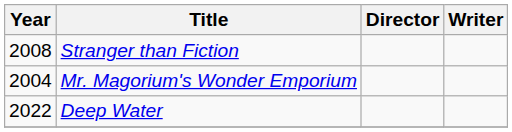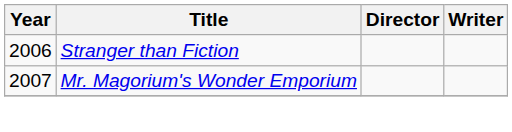(30, 50) 2008 -> (30, 50) 2006
(30, 80) 2004 -> (30, 80) 2007
- row: (112, 111)
